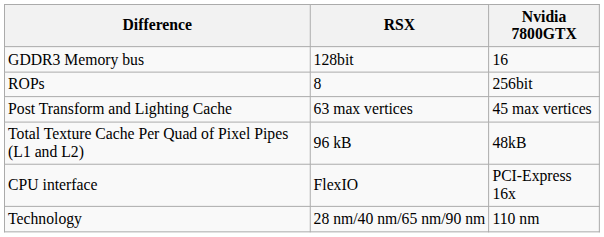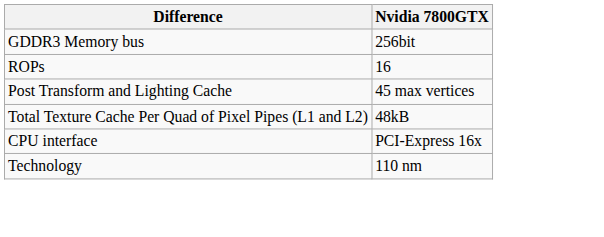- column: (399, 25)
(500, 59) 16 -> (395, 41) 256bit
(512, 84) 256bit -> (383, 66) 16
